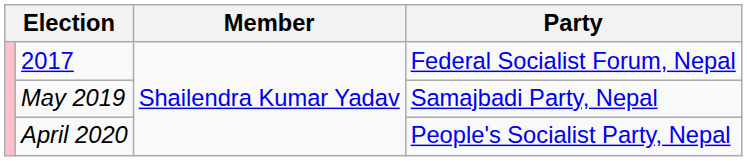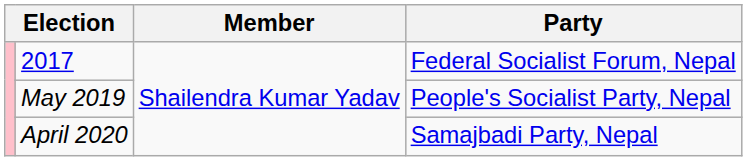(534, 98) Samajbadi Party, Nepal -> (571, 98) People's Socialist Party, Nepal
(571, 135) People's Socialist Party, Nepal -> (534, 135) Samajbadi Party, Nepal
